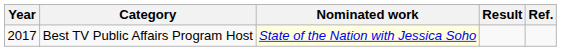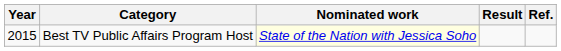(22, 35) 2017 -> (22, 35) 2015
